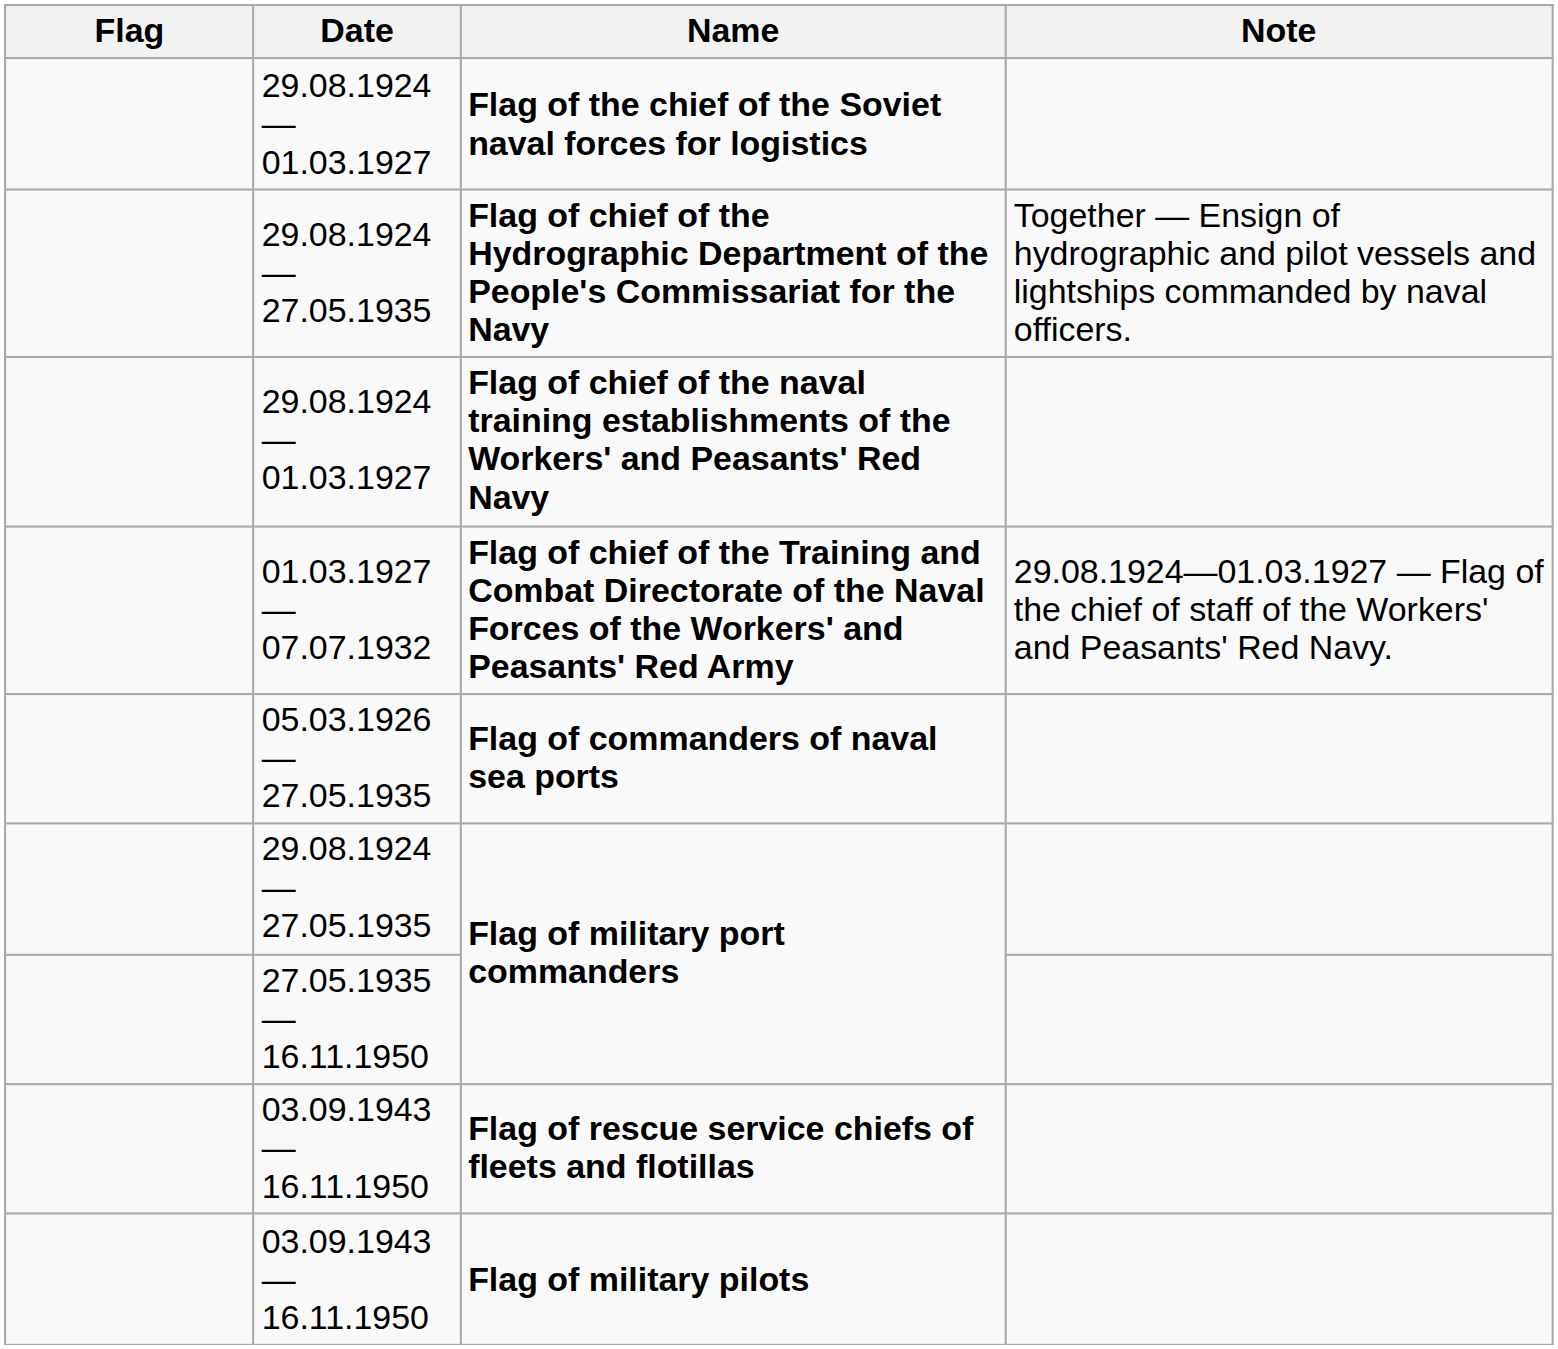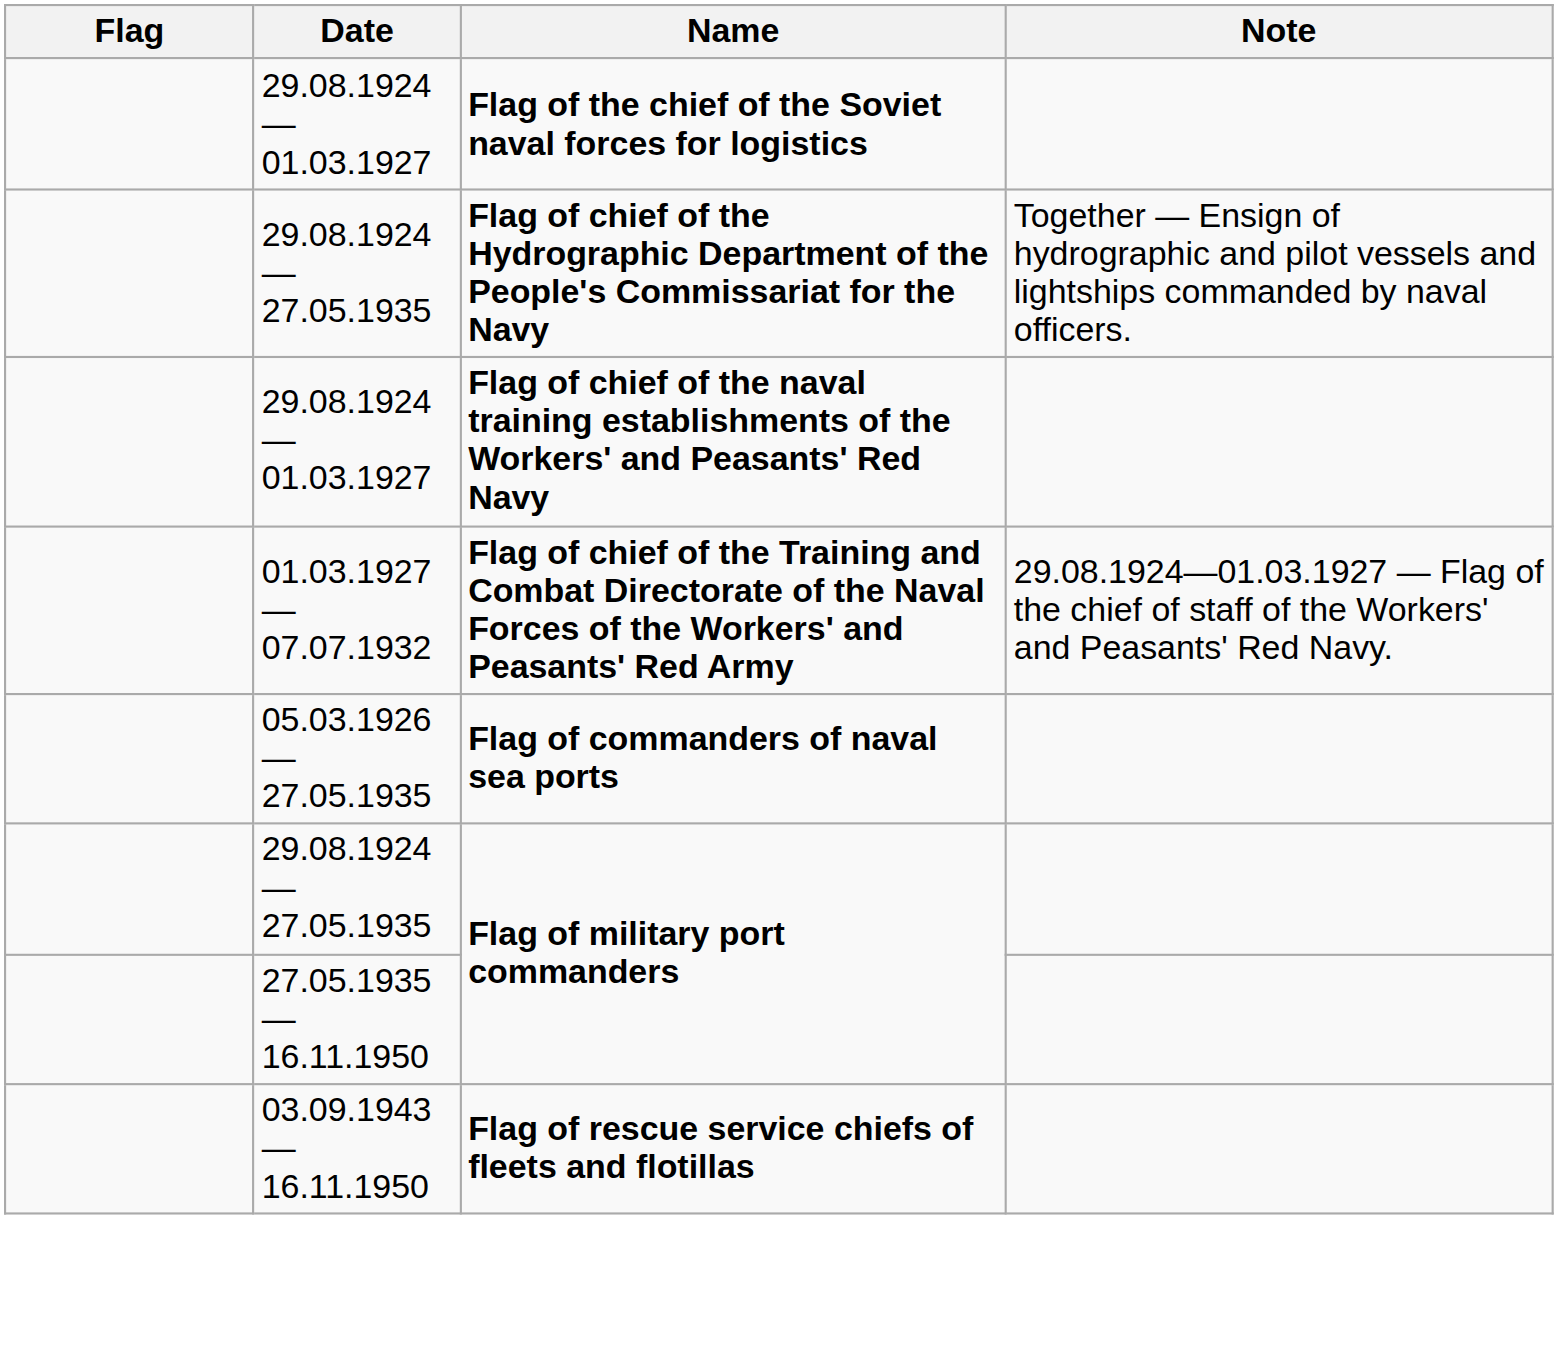- row: (347, 1278)
